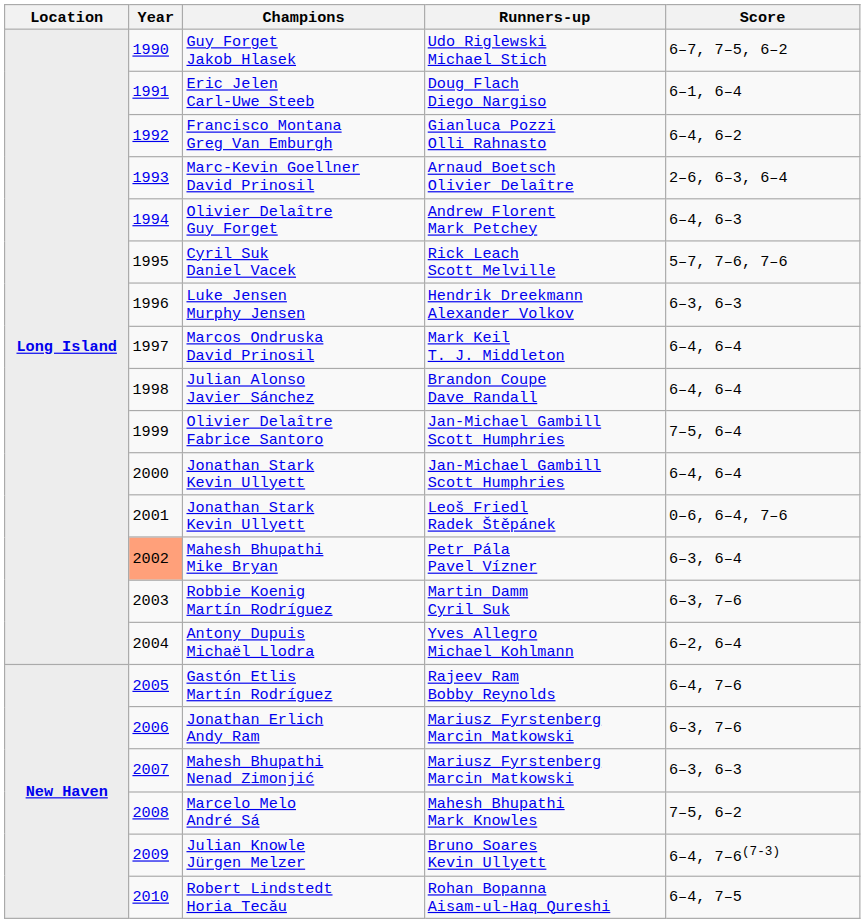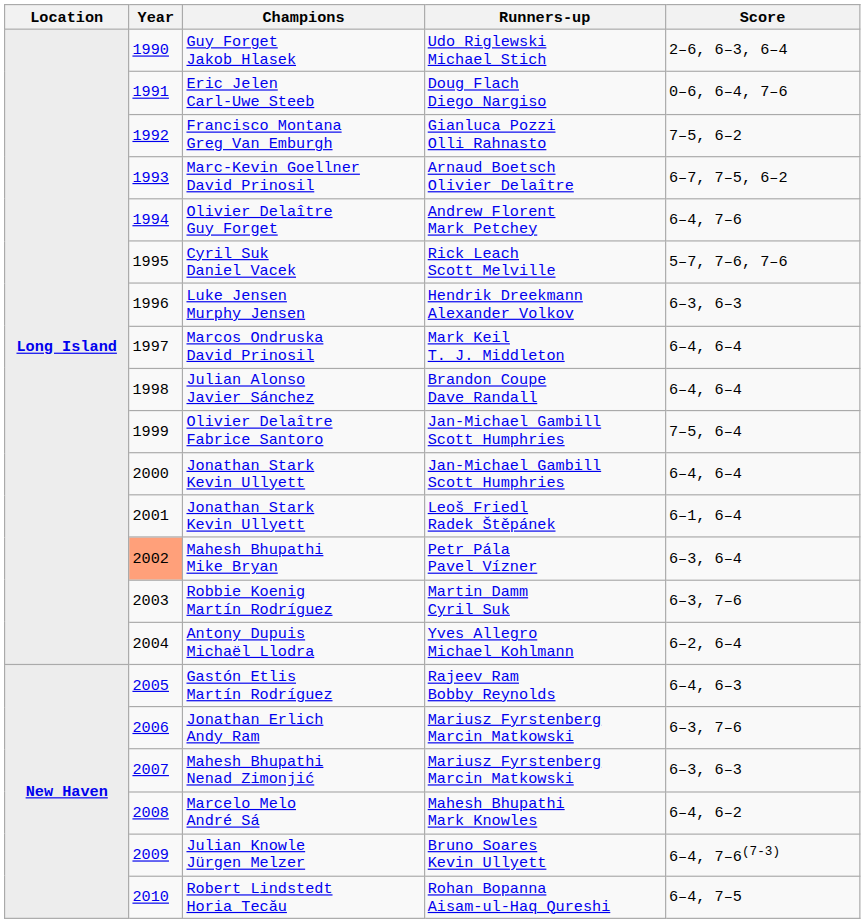(728, 51) 6–7, 7–5, 6–2 -> (728, 51) 2–6, 6–3, 6–4
(705, 93) 6–1, 6–4 -> (728, 93) 0–6, 6–4, 7–6
(705, 135) 6–4, 6–2 -> (705, 135) 7–5, 6–2
(728, 178) 2–6, 6–3, 6–4 -> (728, 178) 6–7, 7–5, 6–2
(705, 220) 6–4, 6–3 -> (705, 220) 6–4, 7–6
(728, 516) 0–6, 6–4, 7–6 -> (705, 516) 6–1, 6–4
(705, 686) 6–4, 7–6 -> (705, 686) 6–4, 6–3
(705, 813) 7–5, 6–2 -> (705, 813) 6–4, 6–2
